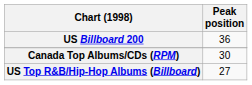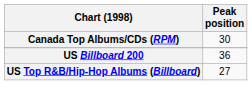rows swapped: (104, 55) <-> (104, 39)
